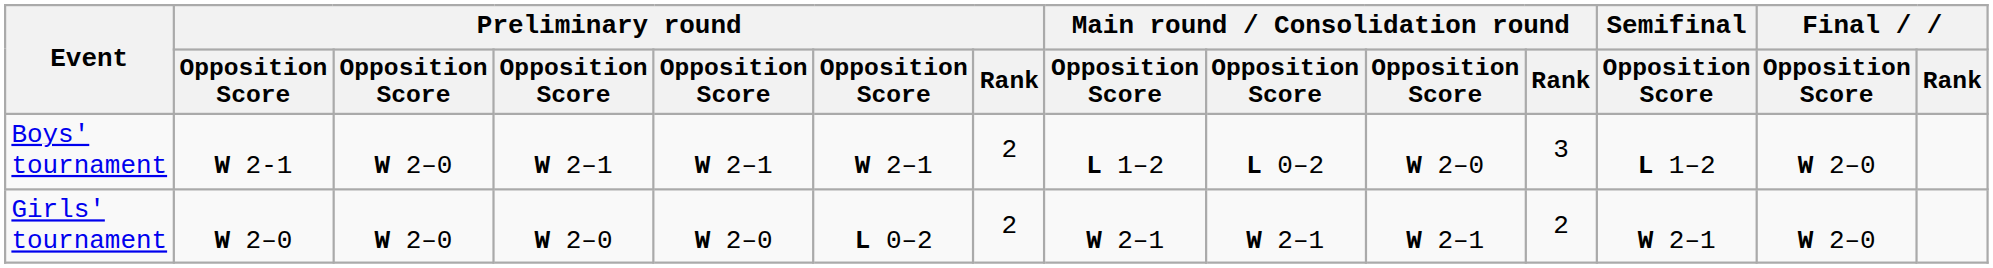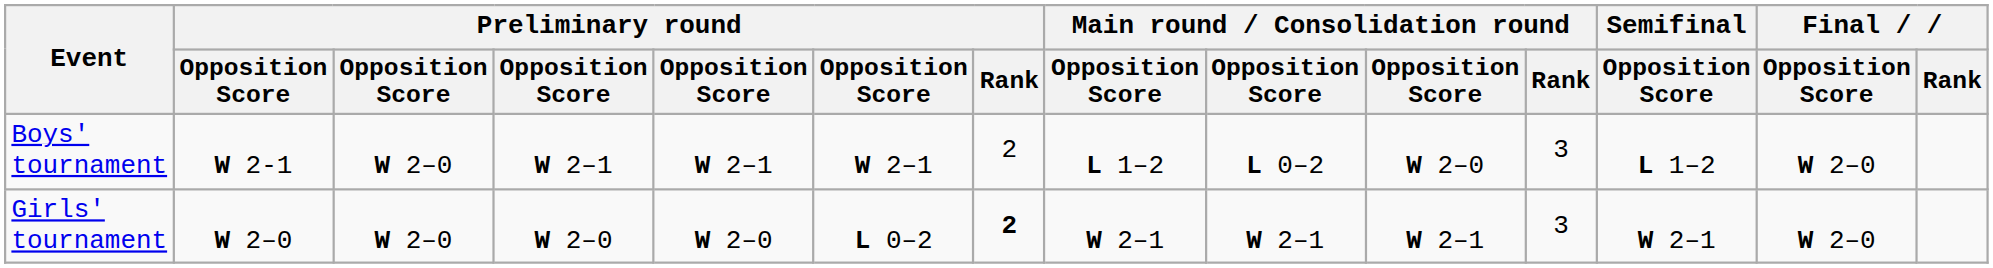(1009, 226) normal -> (1009, 226) bold
(1561, 226) 2 -> (1561, 226) 3
